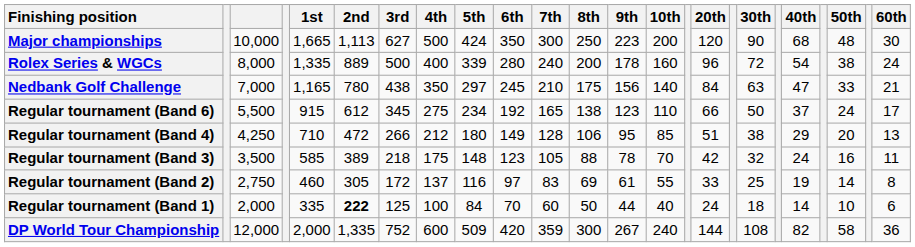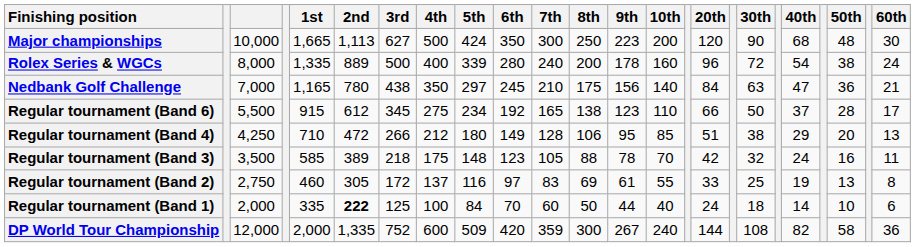(846, 88) 33 -> (846, 88) 36
(846, 111) 24 -> (846, 111) 28
(846, 182) 14 -> (846, 182) 13
